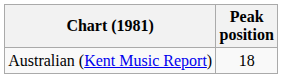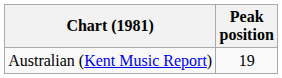(247, 60) 18 -> (247, 60) 19
